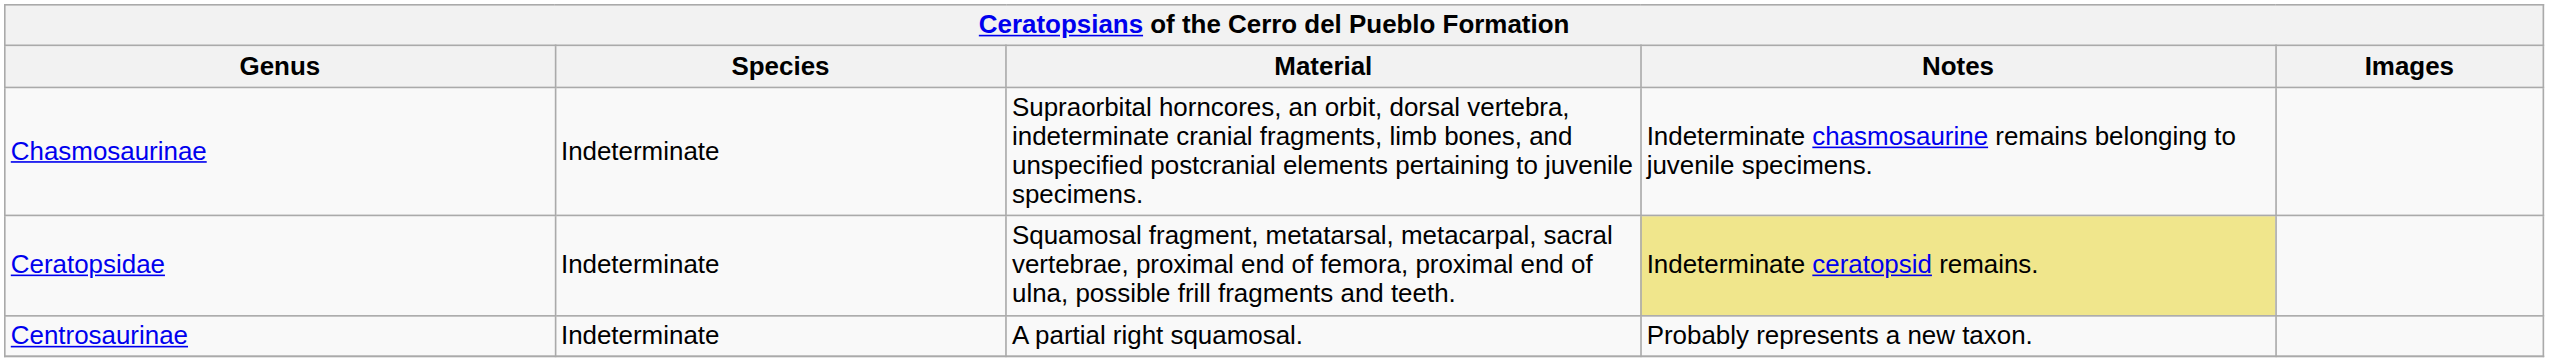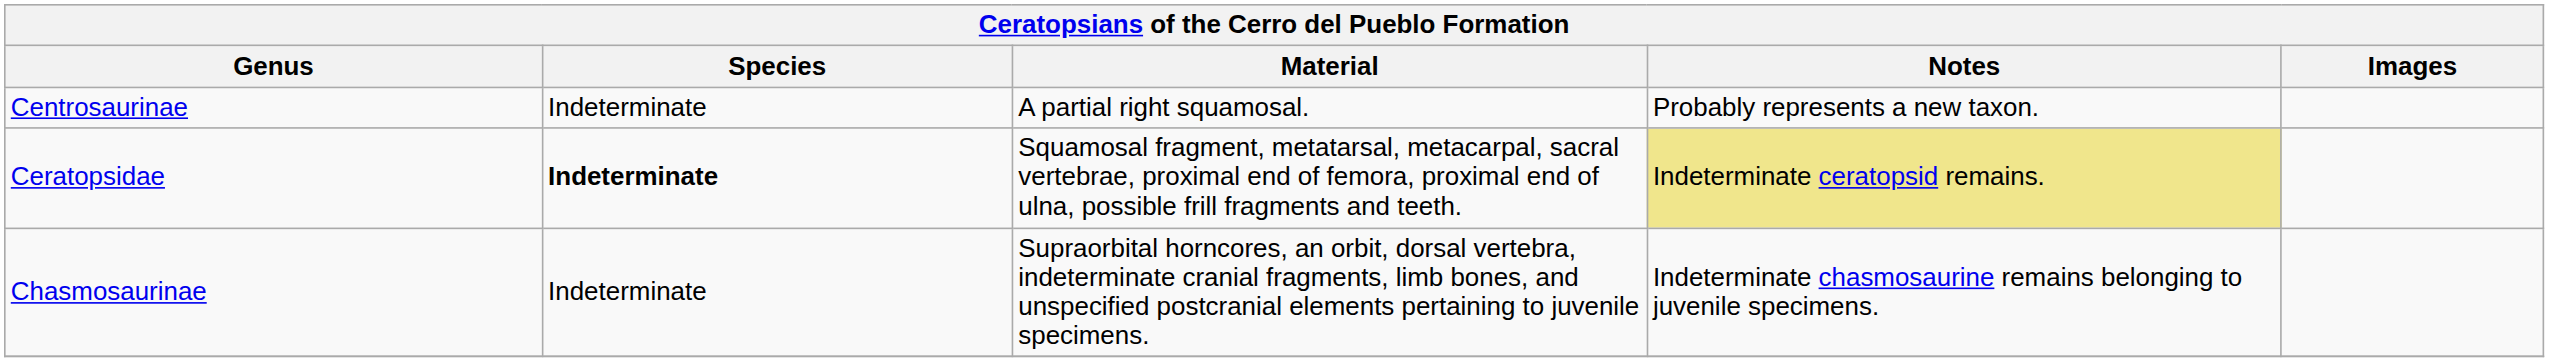rows swapped: (99, 335) <-> (109, 151)
(640, 265) normal -> (633, 177) bold
